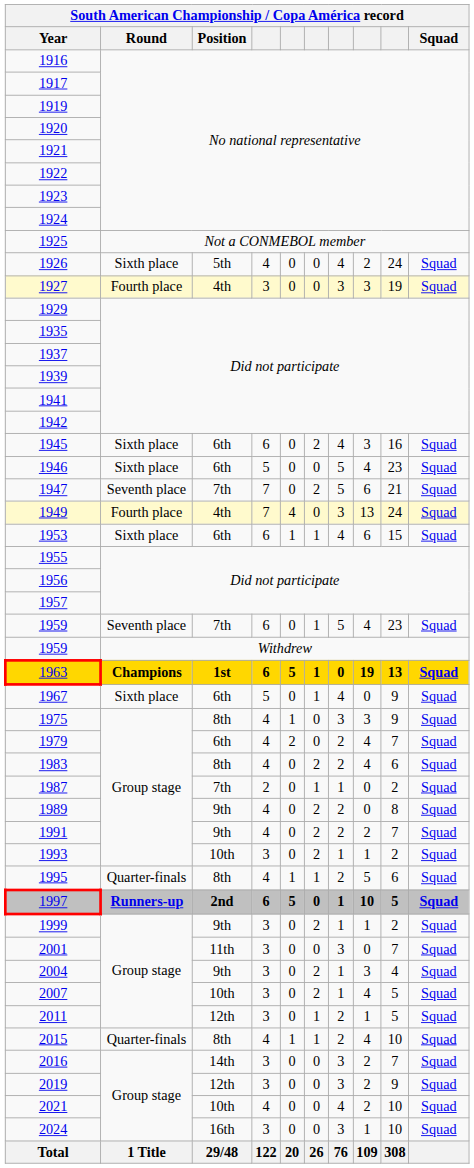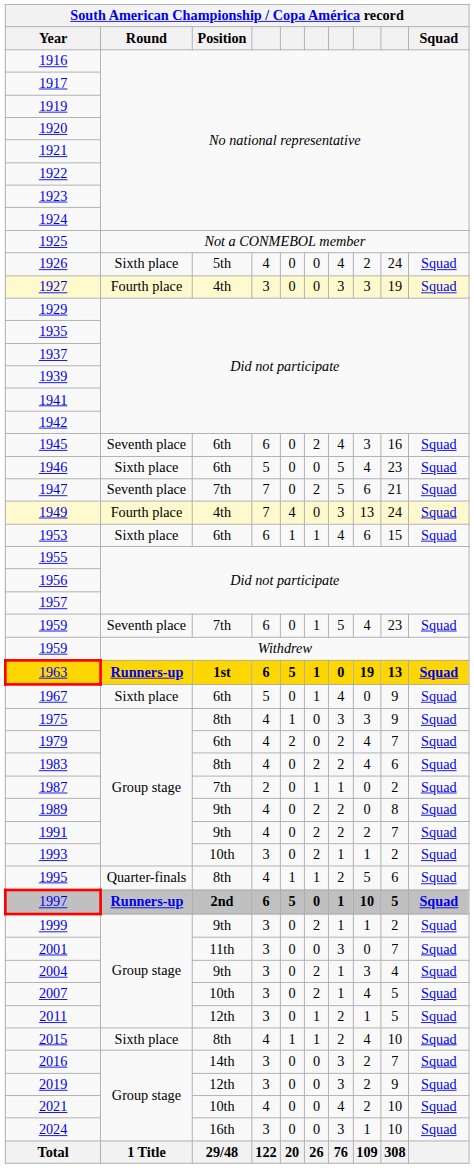(146, 444) Sixth place -> (146, 444) Seventh place
(147, 672) Champions -> (147, 672) Runners-up
(146, 1039) Quarter-finals -> (146, 1039) Sixth place
